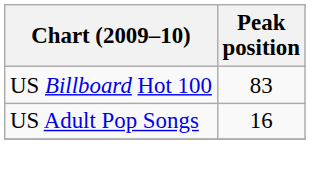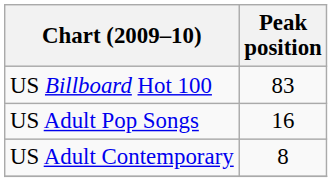+ row: (122, 157)
